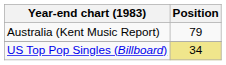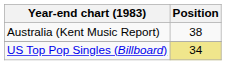(196, 32) 79 -> (196, 32) 38
